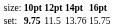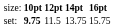(76, 21) 13.76 -> (76, 21) 13.75
